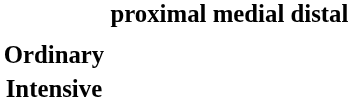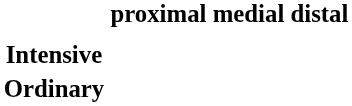rows swapped: (54, 54) <-> (54, 88)
